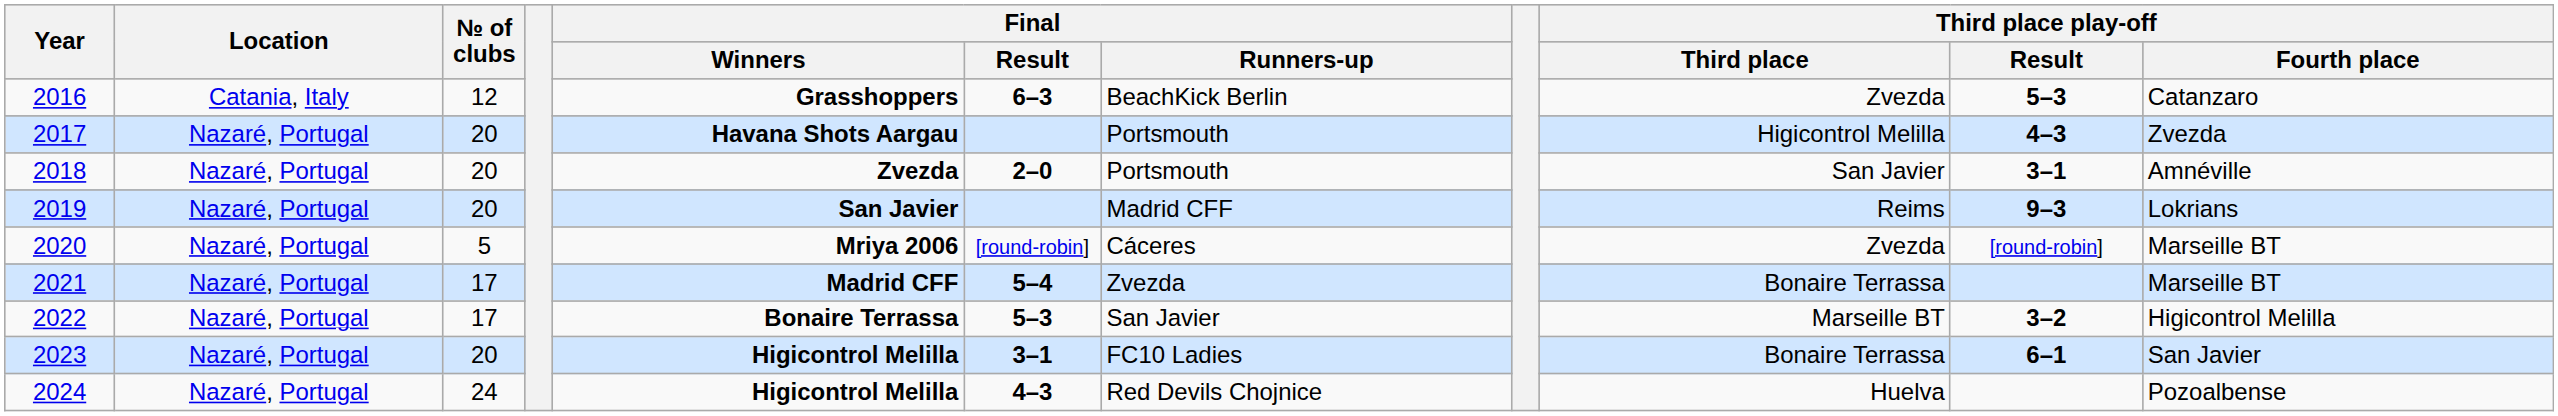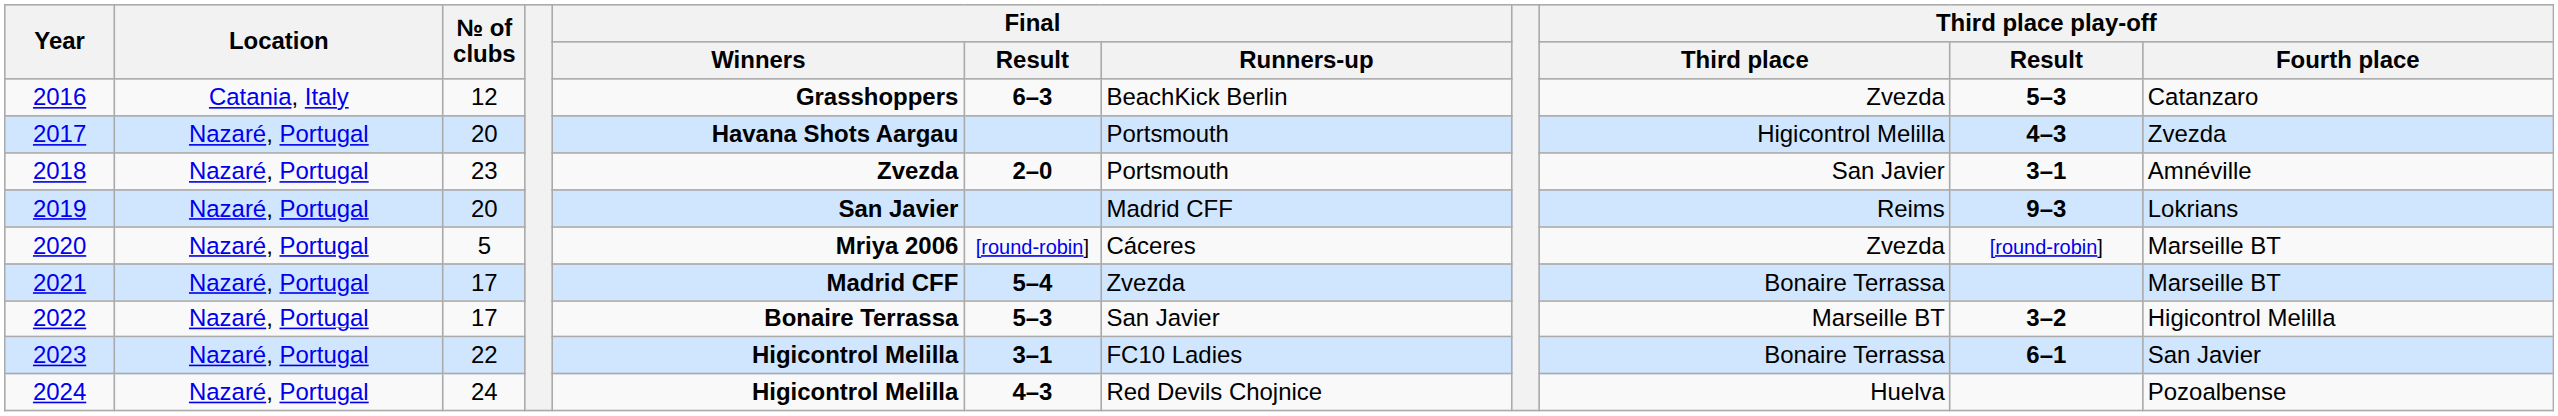(484, 171) 20 -> (484, 171) 23
(484, 356) 20 -> (484, 356) 22
